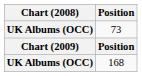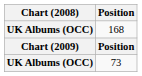rows swapped: (116, 29) <-> (116, 63)
